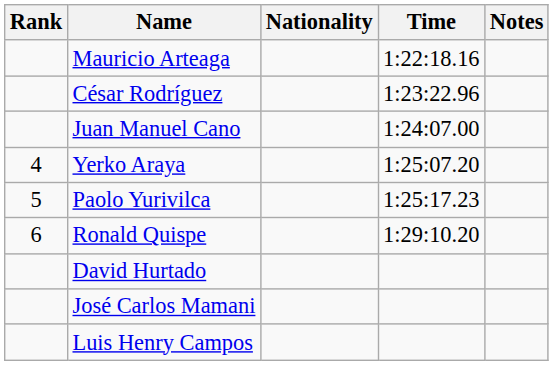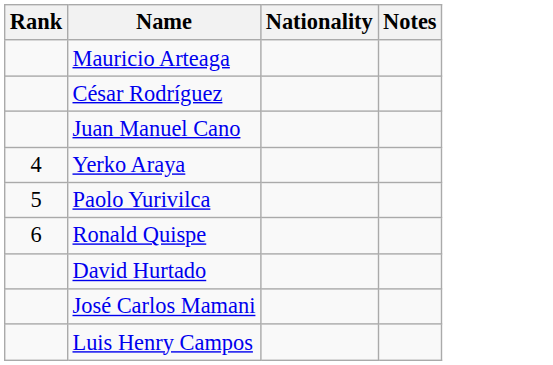- column: (431, 22)
